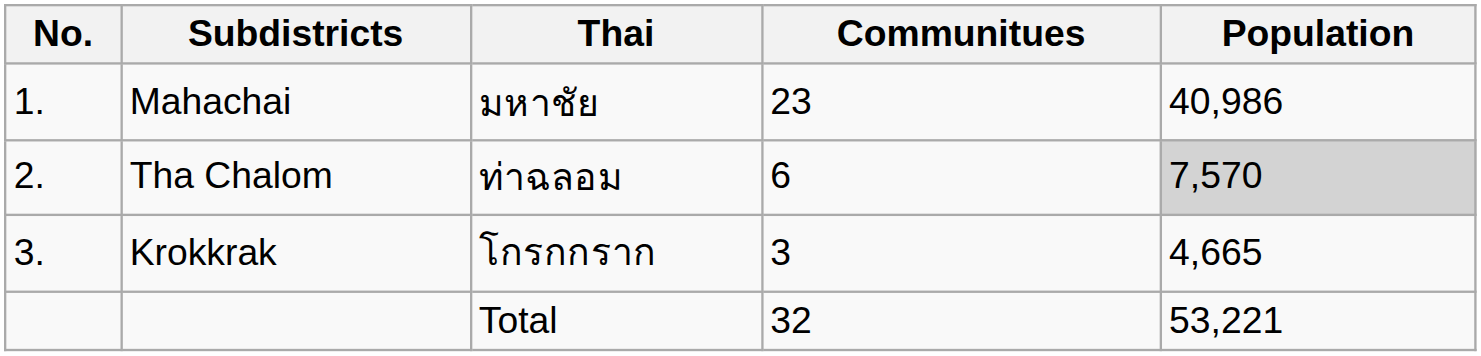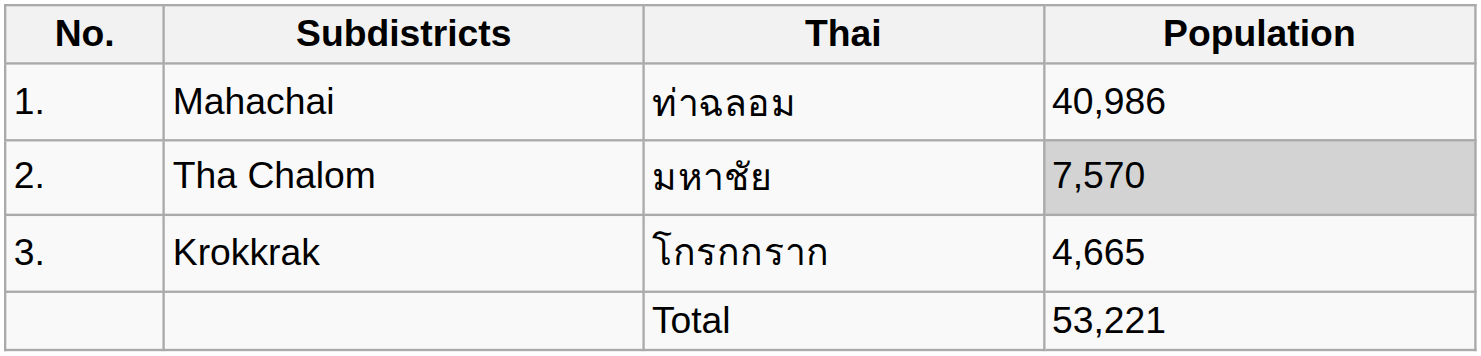- column: (961, 34)
(538, 102) มหาชัย -> (724, 102) ท่าฉลอม
(551, 177) ท่าฉลอม -> (711, 177) มหาชัย
